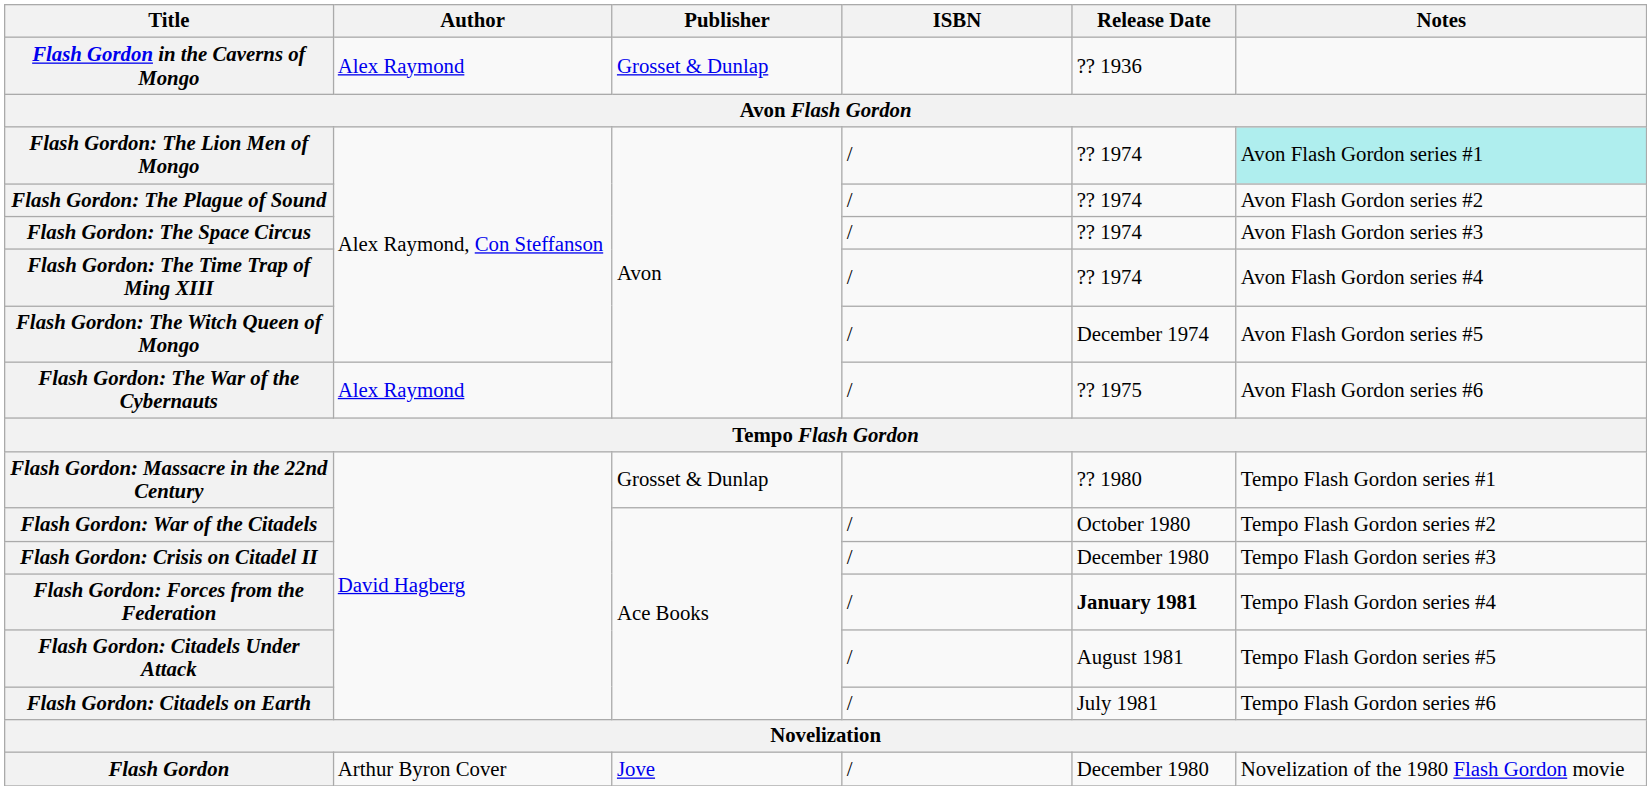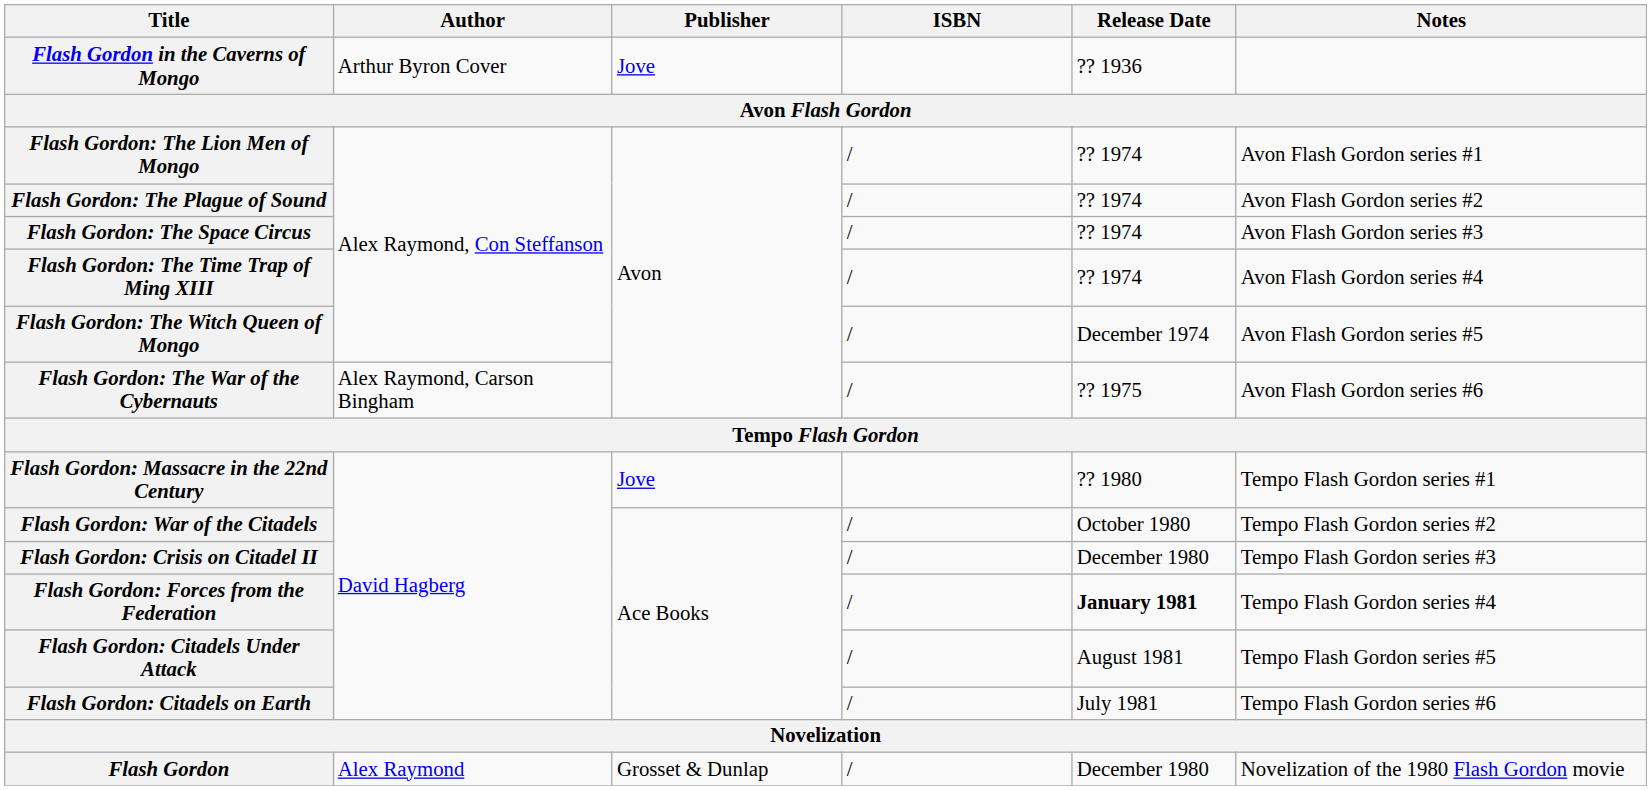(401, 65) Alex Raymond -> (422, 65) Arthur Byron Cover
(693, 65) Grosset & Dunlap -> (636, 65) Jove
(1362, 155) paleturquoise background -> (1362, 155) no background
(401, 390) Alex Raymond -> (436, 390) Alex Raymond, Carson Bingham
(693, 479) Grosset & Dunlap -> (636, 479) Jove
(422, 768) Arthur Byron Cover -> (401, 768) Alex Raymond
(636, 768) Jove -> (693, 768) Grosset & Dunlap
